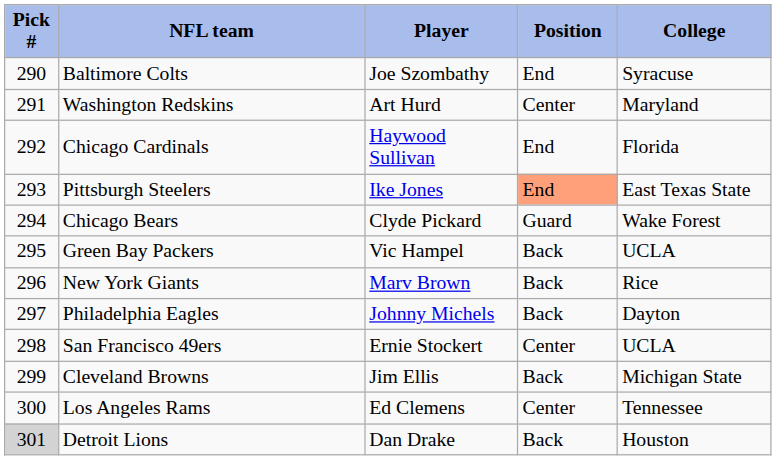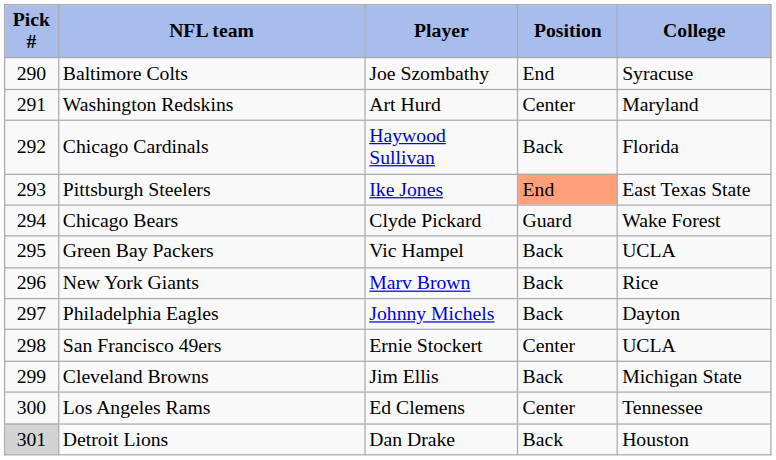(538, 146) End -> (543, 146) Back
